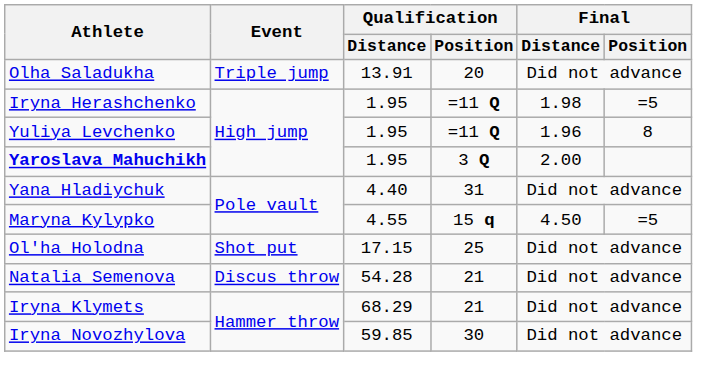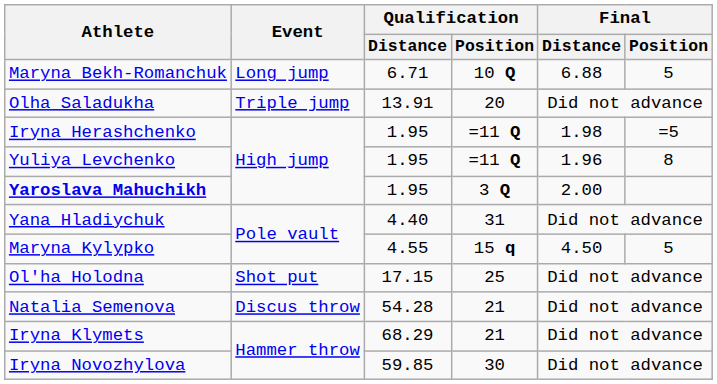+ row: (118, 74)
(648, 219) =5 -> (669, 248) 5
